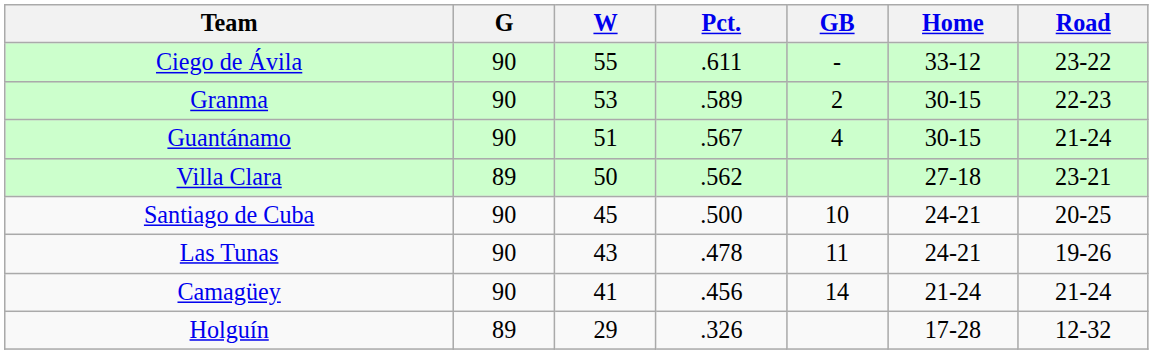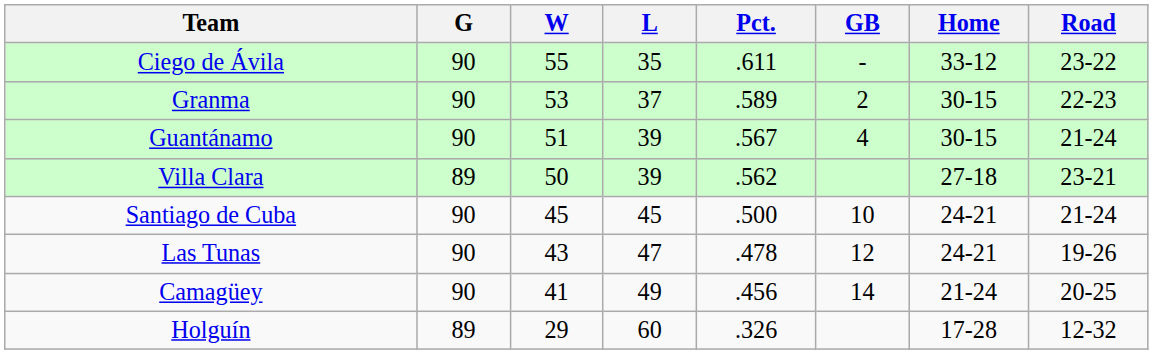+ column: (650, 23)
(1083, 215) 20-25 -> (1089, 215) 21-24
(837, 253) 11 -> (862, 253) 12
(1083, 291) 21-24 -> (1089, 291) 20-25
